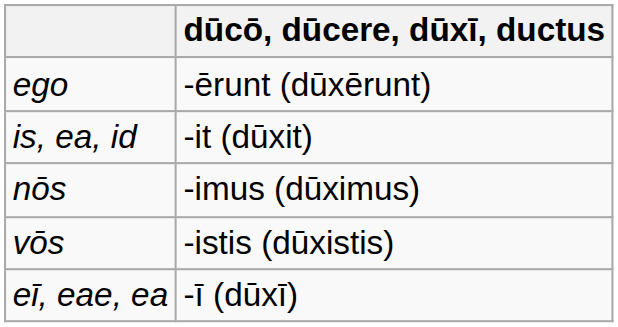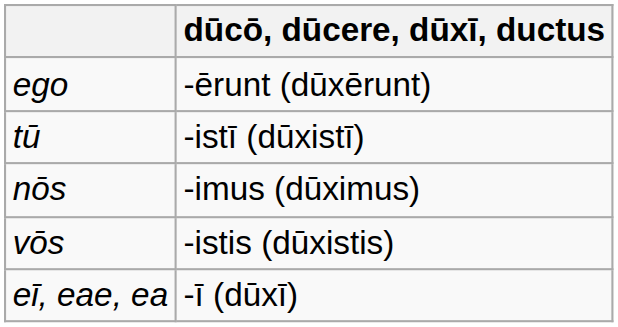+ row: (27, 136)
- row: (75, 136)
